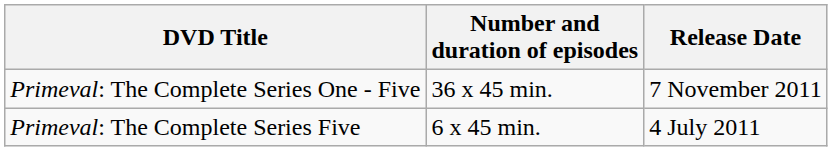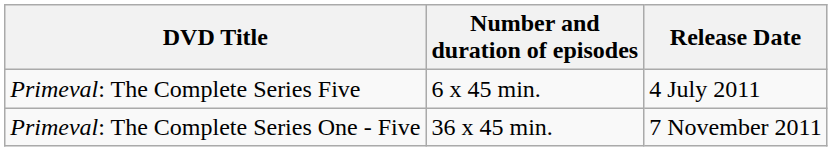rows swapped: (185, 126) <-> (215, 88)
